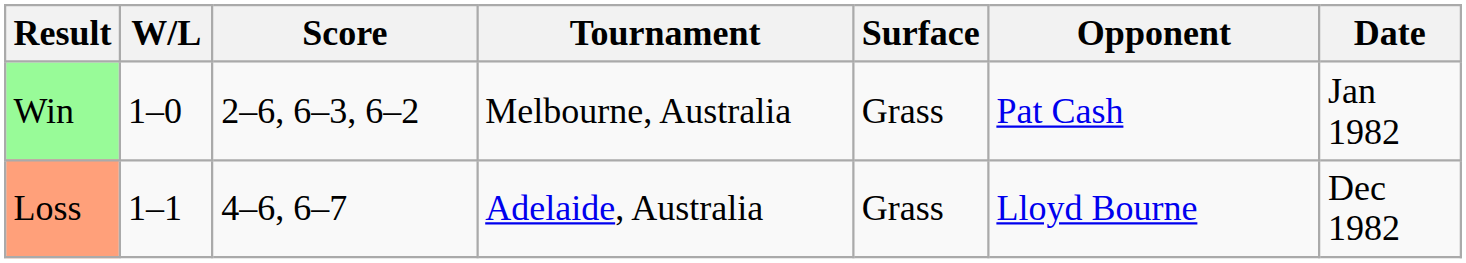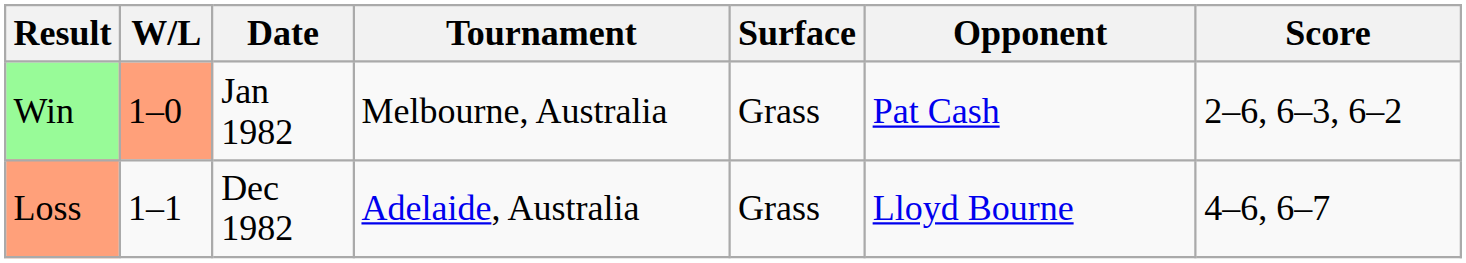columns swapped: (1390, 33) <-> (345, 33)
(155, 110) no background -> (155, 110) lightsalmon background
